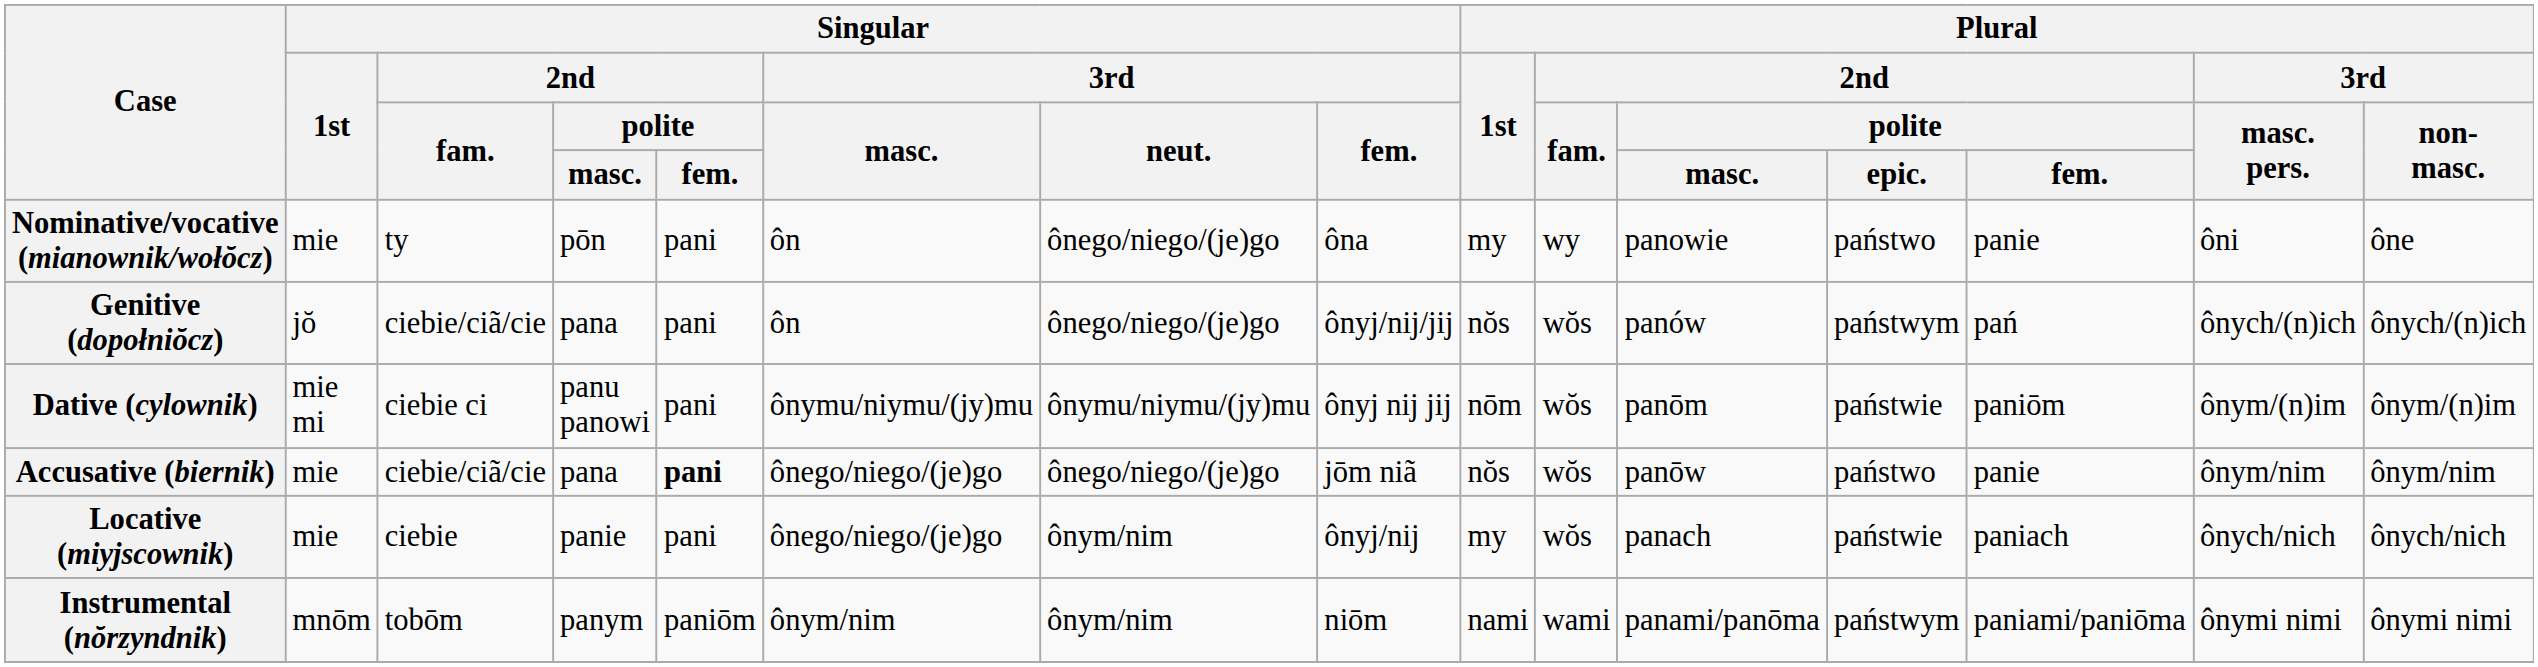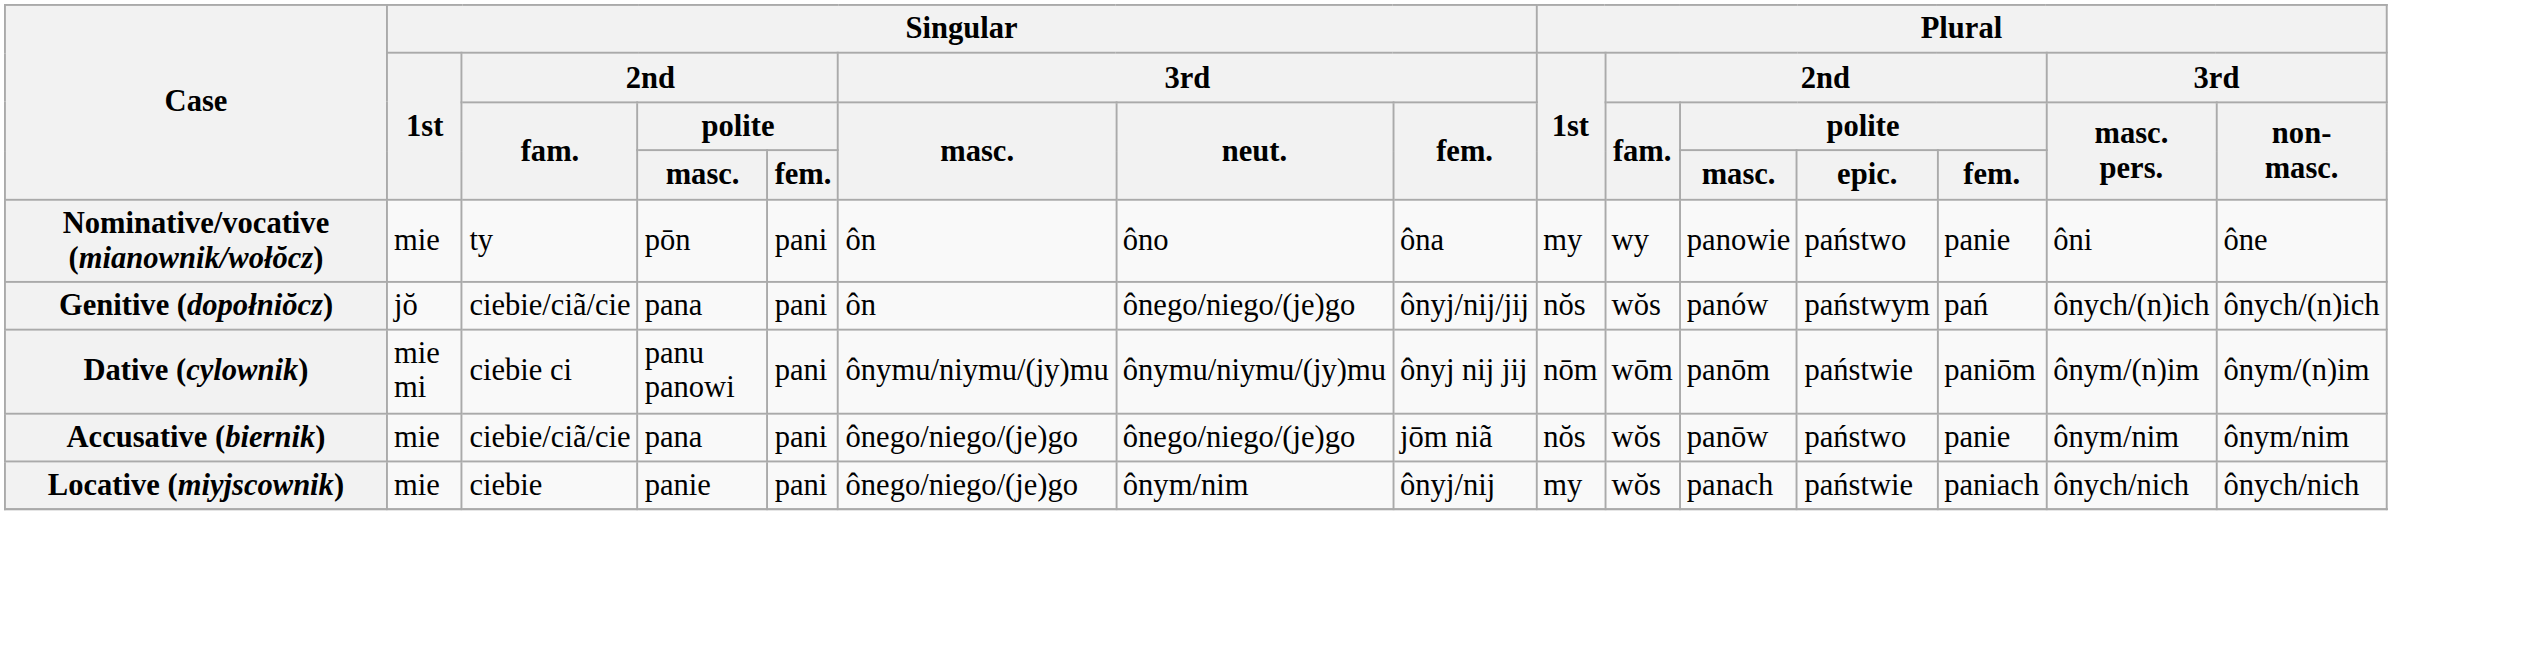(1163, 239) ônego/niego/(je)go -> (1146, 239) ôno
(1567, 405) wŏs -> (1642, 371) wōm
(693, 471) bold -> (801, 436) normal
- row: (145, 619)
